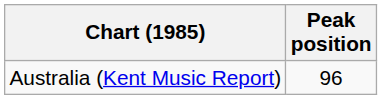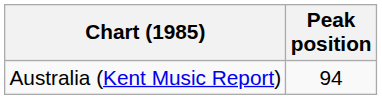(331, 77) 96 -> (331, 77) 94
